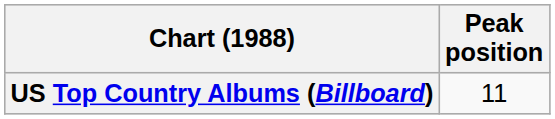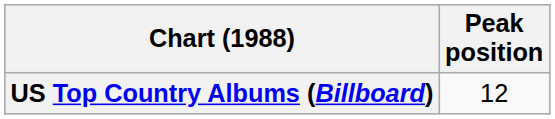(494, 93) 11 -> (494, 93) 12
